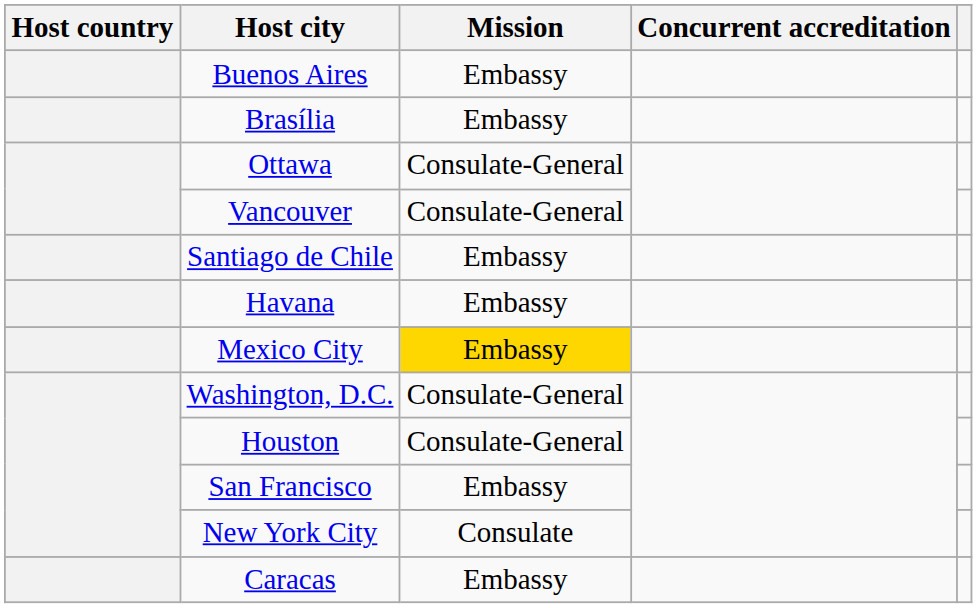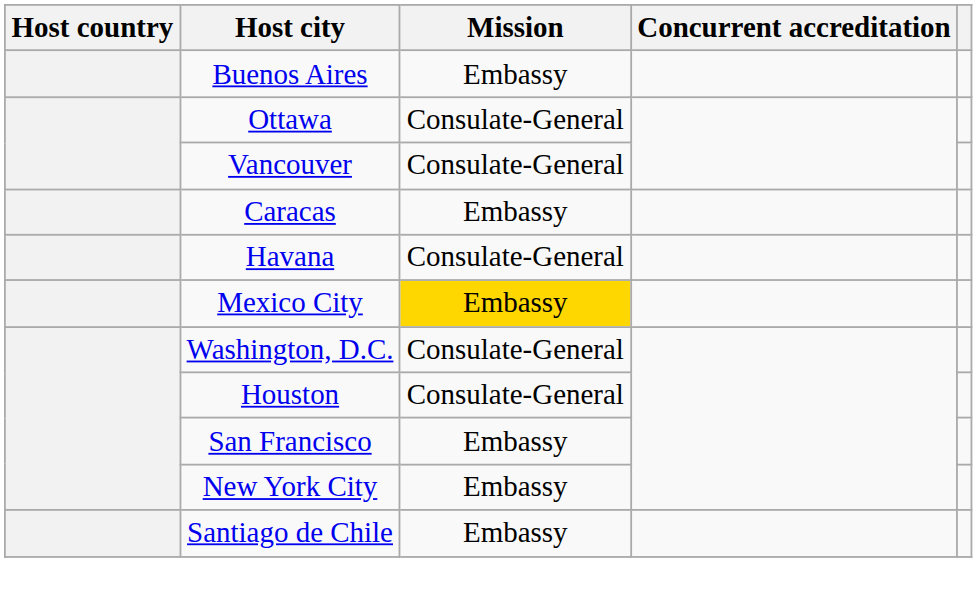- row: (290, 119)
rows swapped: (290, 257) <-> (290, 578)
(515, 303) Embassy -> (515, 257) Consulate-General
(515, 532) Consulate -> (515, 486) Embassy
